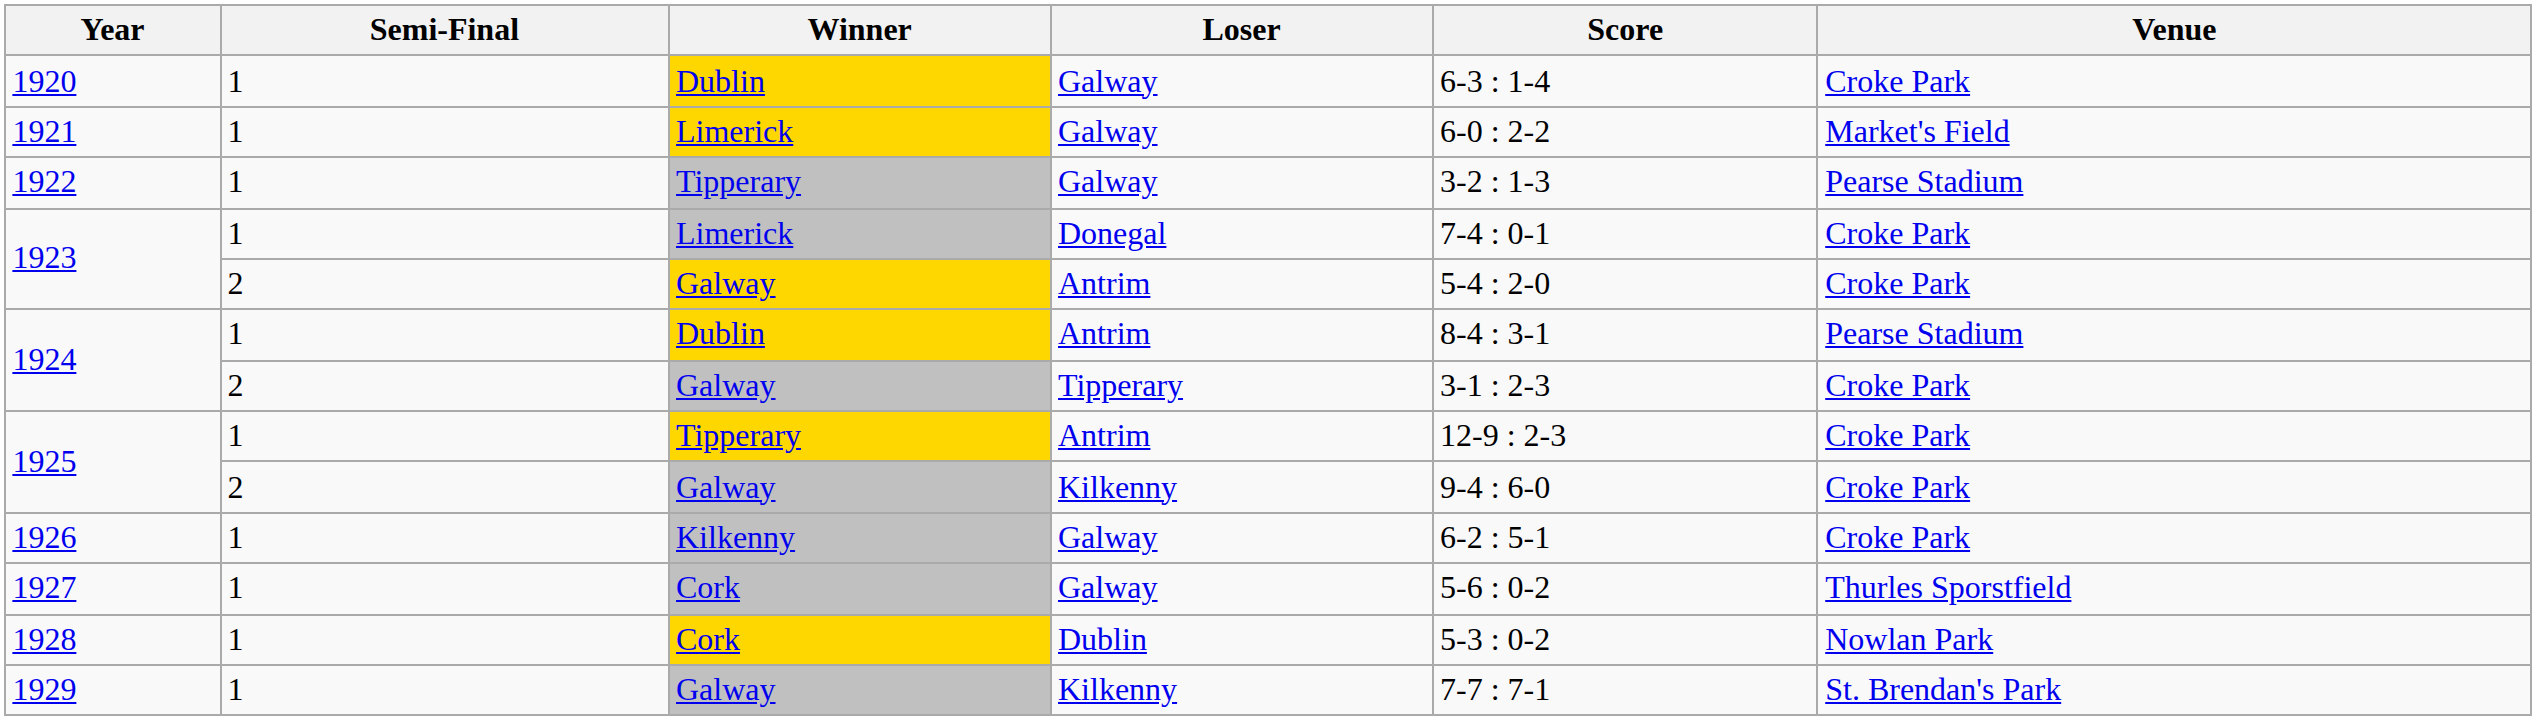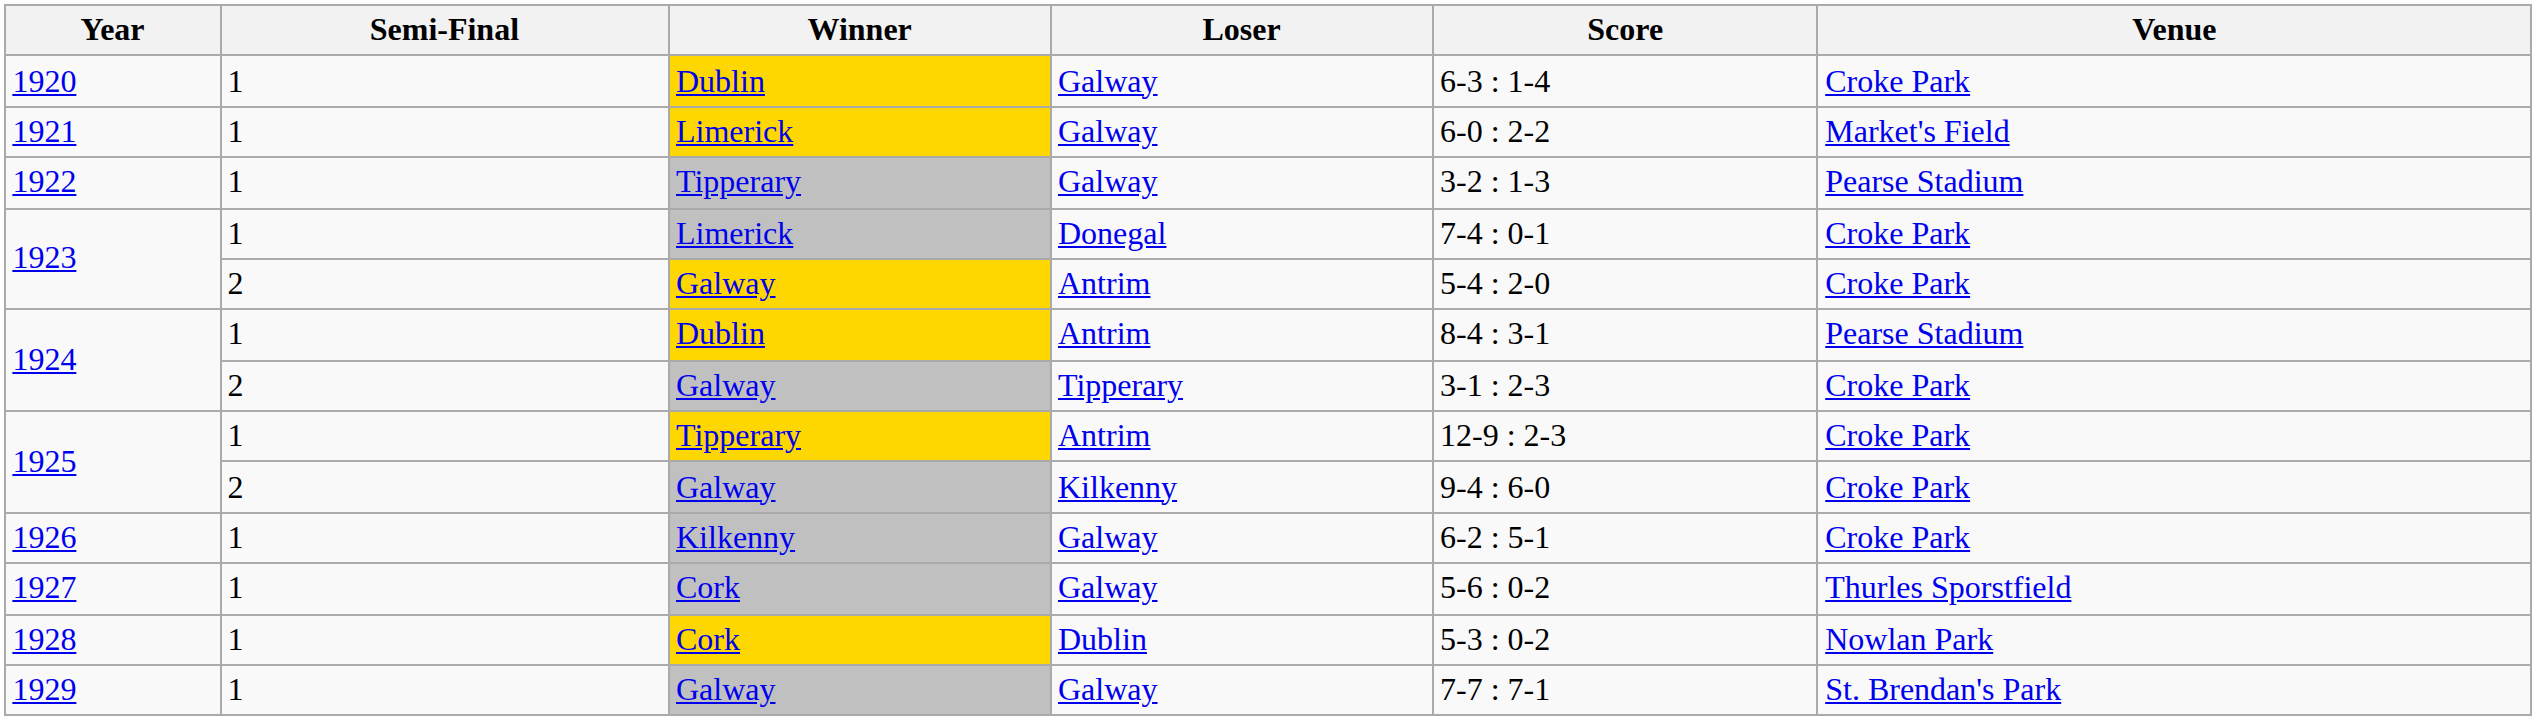(1118, 689) Kilkenny -> (1108, 689) Galway
